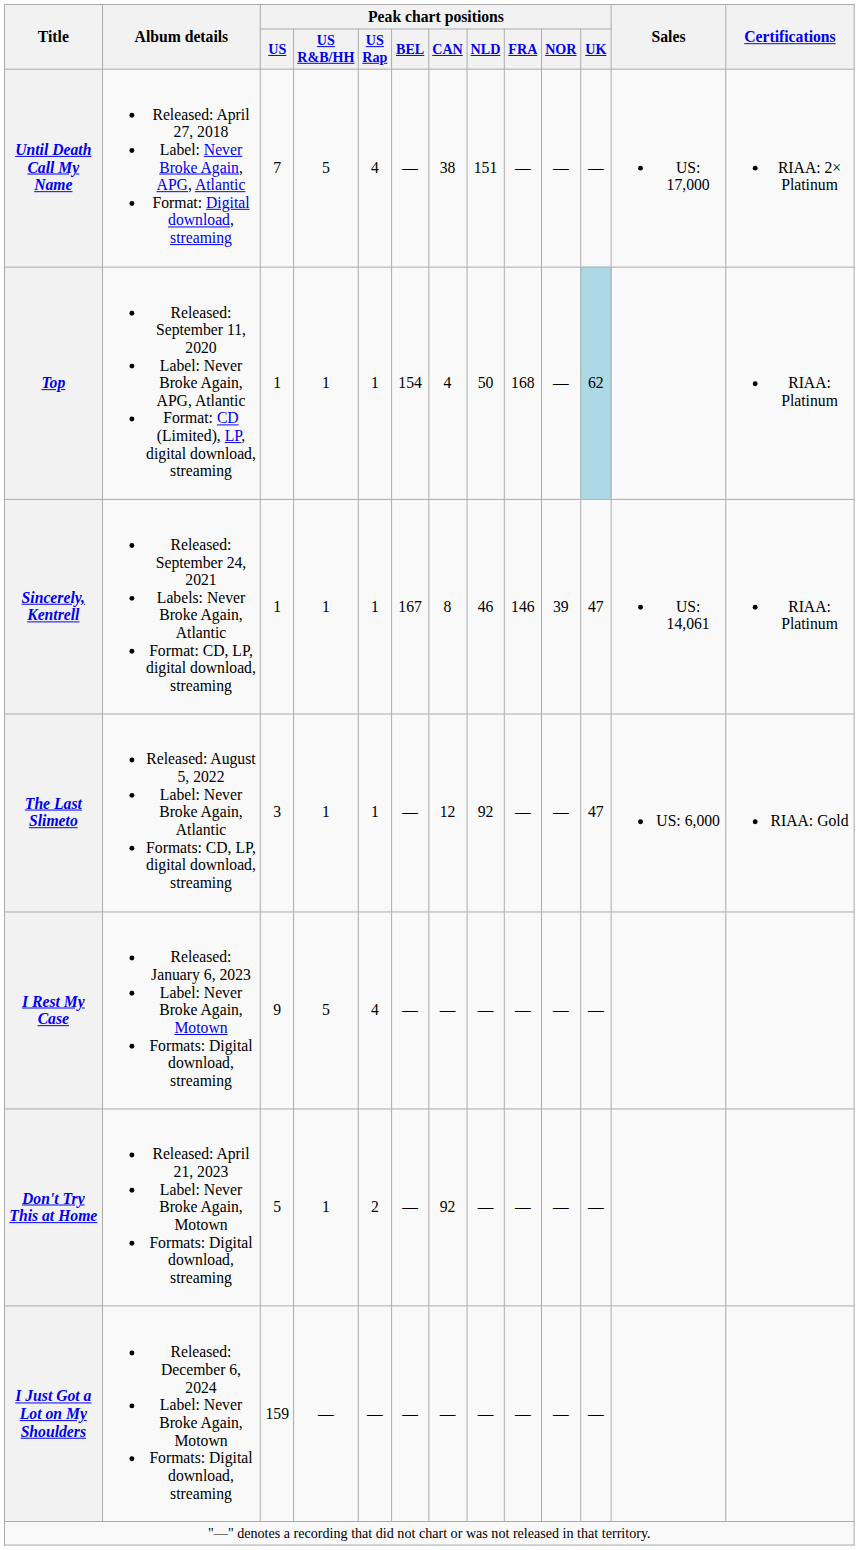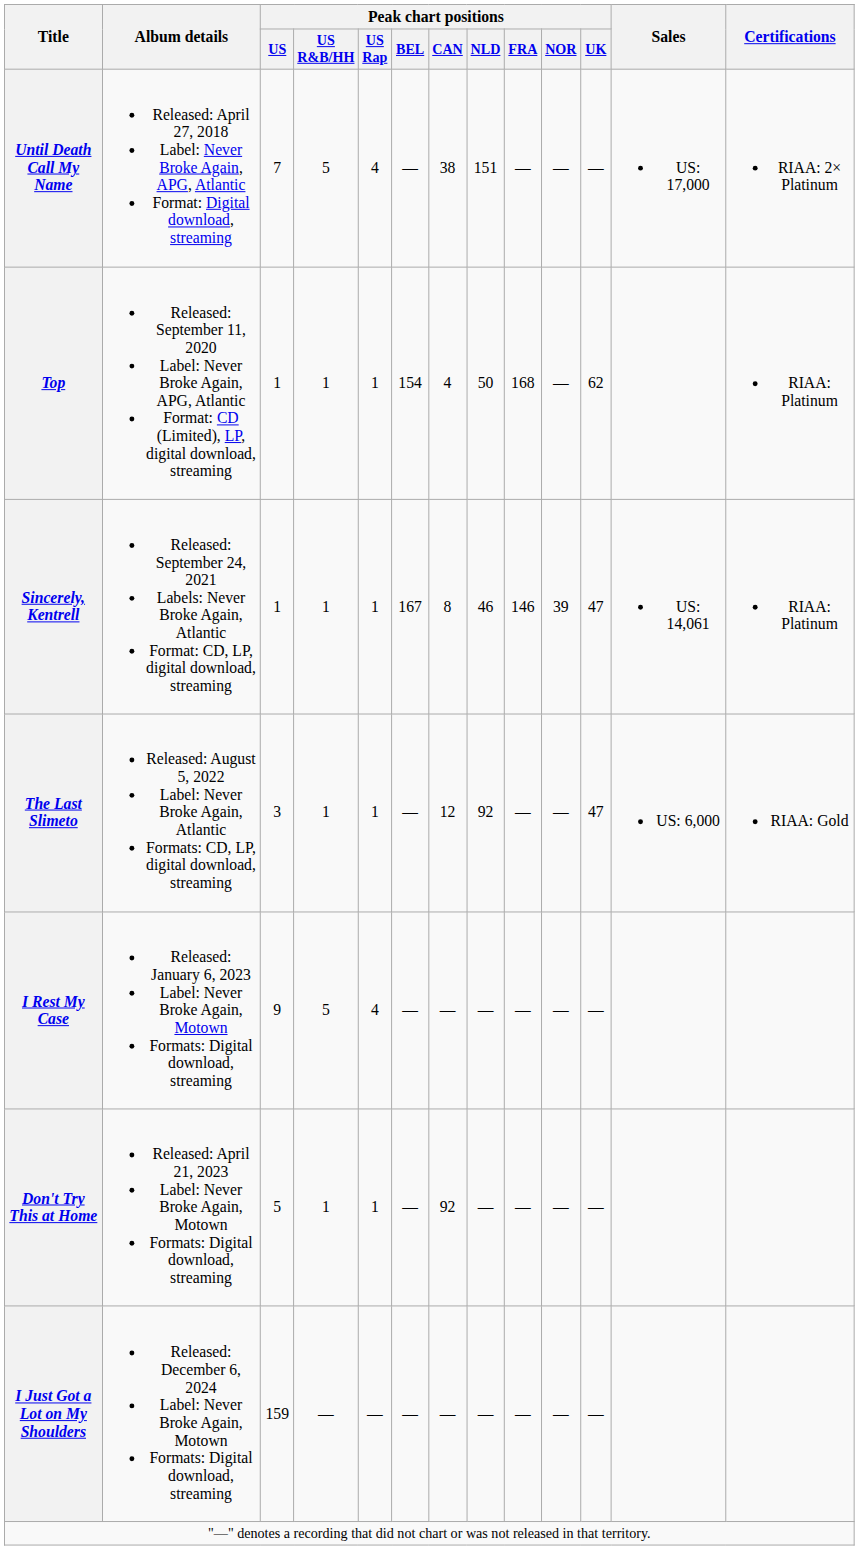(596, 382) lightblue background -> (596, 382) no background
(375, 1207) 2 -> (375, 1207) 1
